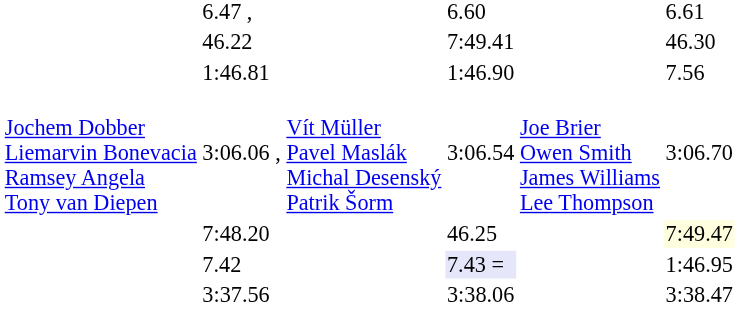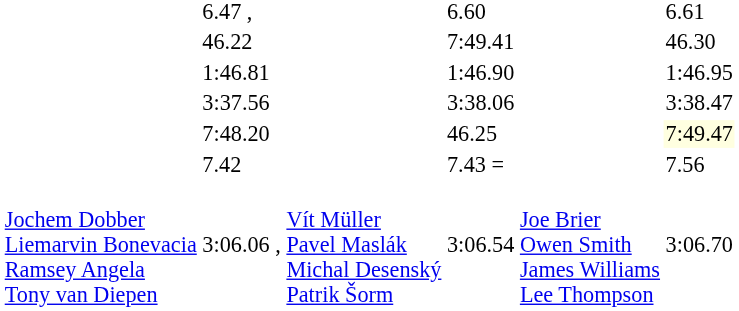(685, 72) 7.56 -> (699, 72) 1:46.95
rows swapped: (236, 295) <-> (242, 153)
(475, 264) lavender background -> (475, 164) no background
(699, 264) 1:46.95 -> (685, 164) 7.56
